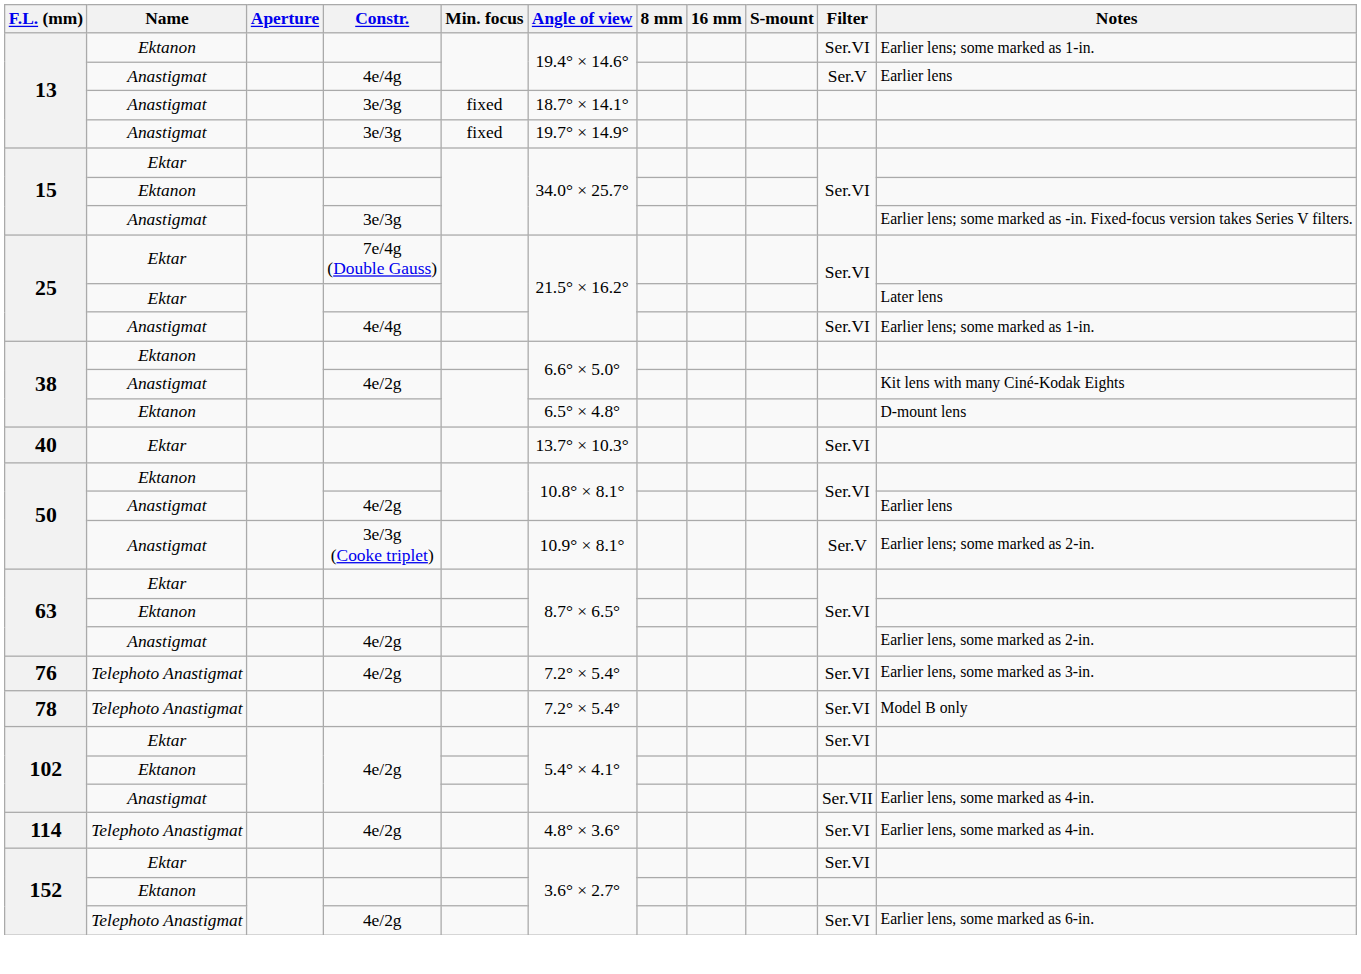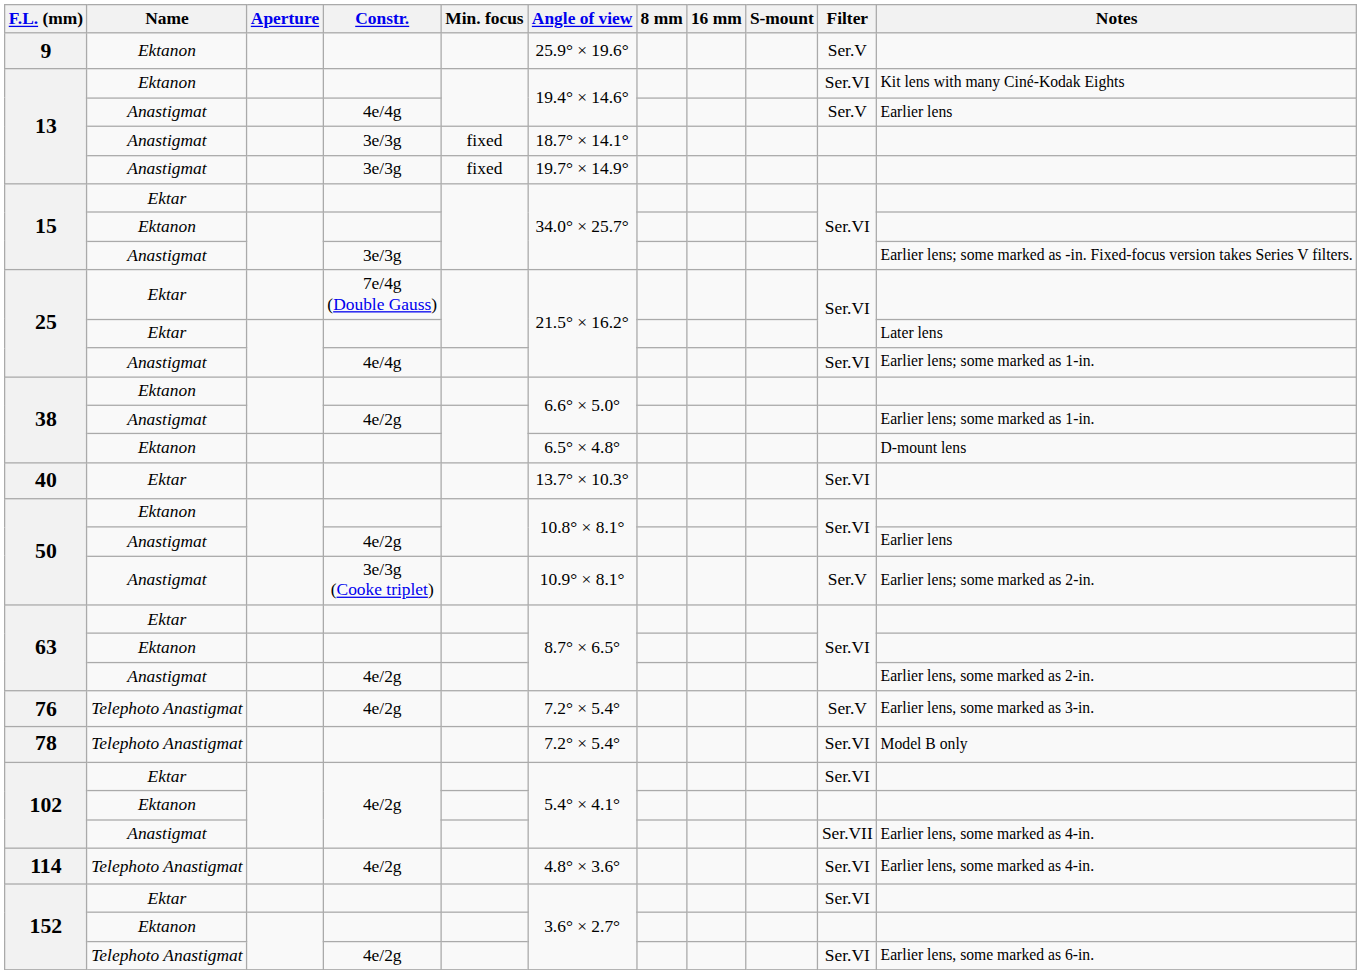+ row: (46, 50)
(988, 47) Earlier lens; some marked as 1-in. -> (1003, 82) Kit lens with many Ciné-Kodak Eights
(1003, 383) Kit lens with many Ciné-Kodak Eights -> (988, 419) Earlier lens; some marked as 1-in.
(847, 672) Ser.VI -> (847, 708) Ser.V
